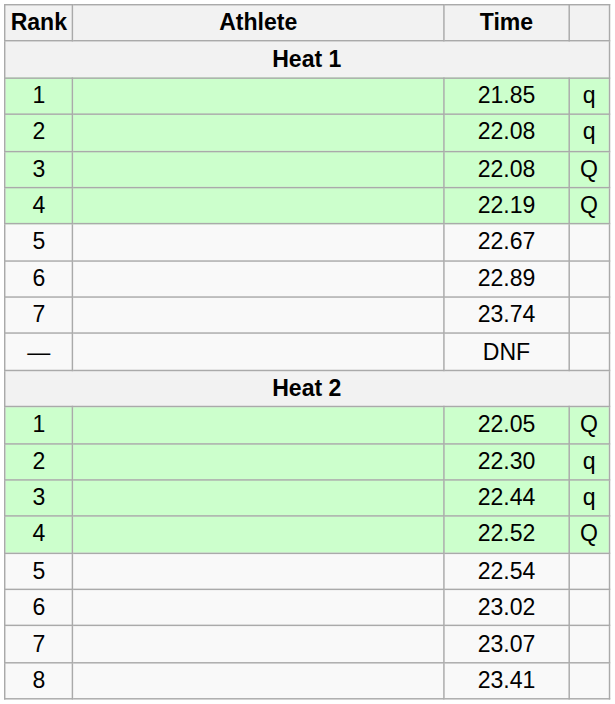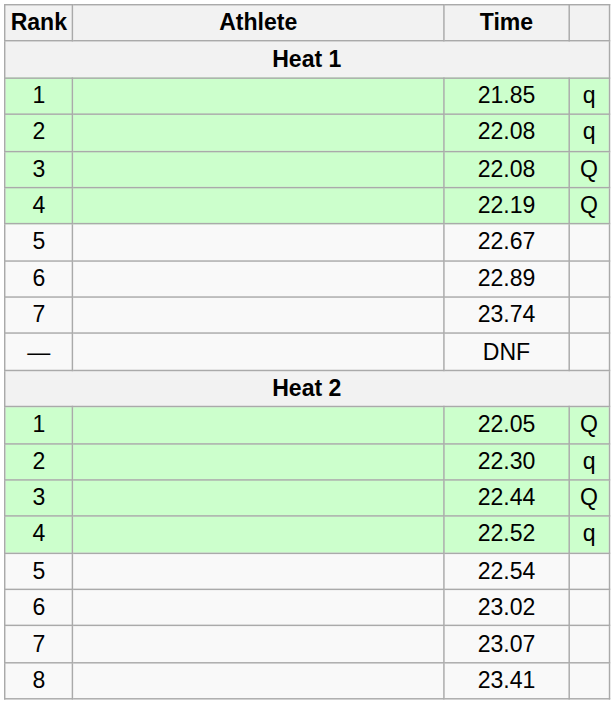(589, 497) q -> (589, 497) Q
(589, 534) Q -> (589, 534) q
